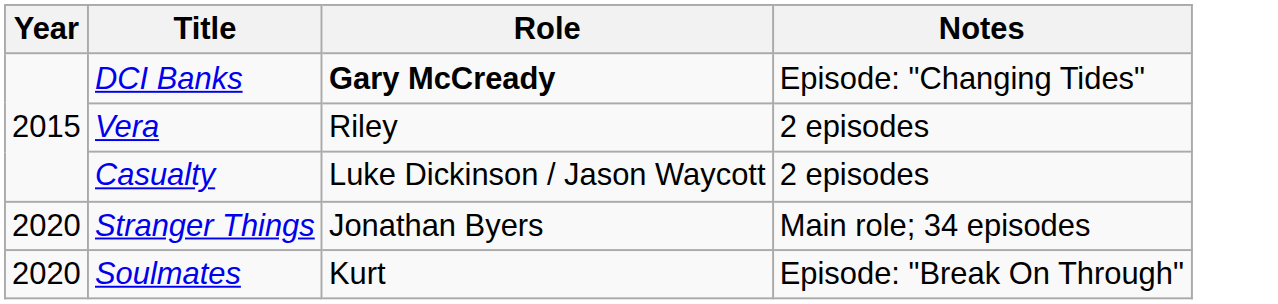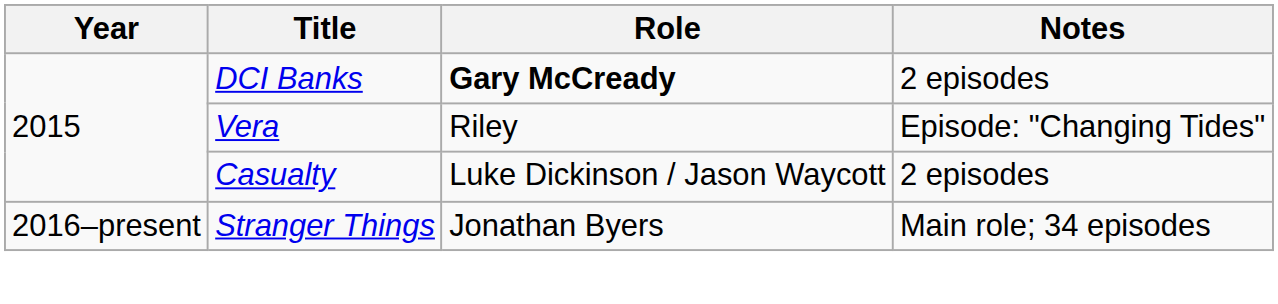(962, 77) Episode: "Changing Tides" -> (975, 77) 2 episodes
(854, 126) 2 episodes -> (1083, 126) Episode: "Changing Tides"
(46, 224) 2020 -> (107, 224) 2016–present
- row: (168, 273)
